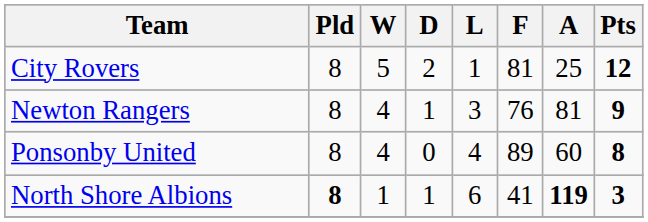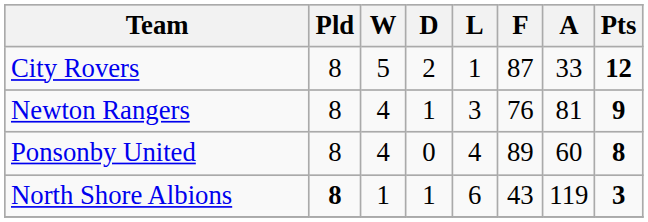(520, 68) 81 -> (520, 68) 87
(569, 68) 25 -> (569, 68) 33
(520, 195) 41 -> (520, 195) 43
(569, 195) bold -> (569, 195) normal
